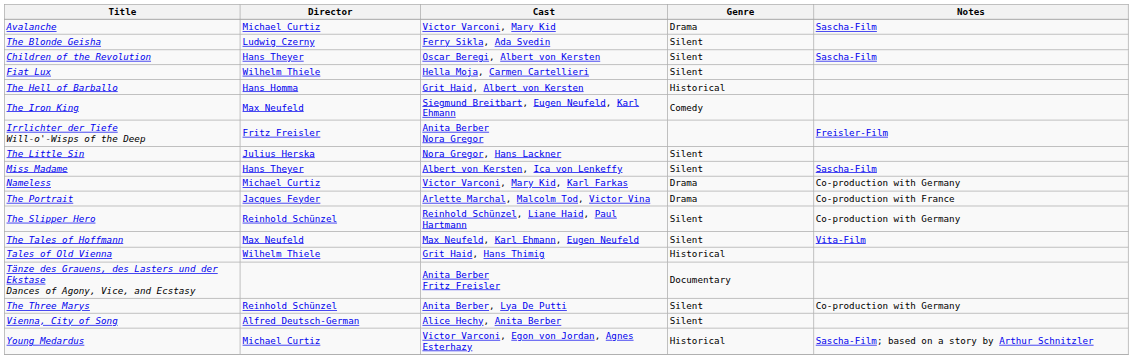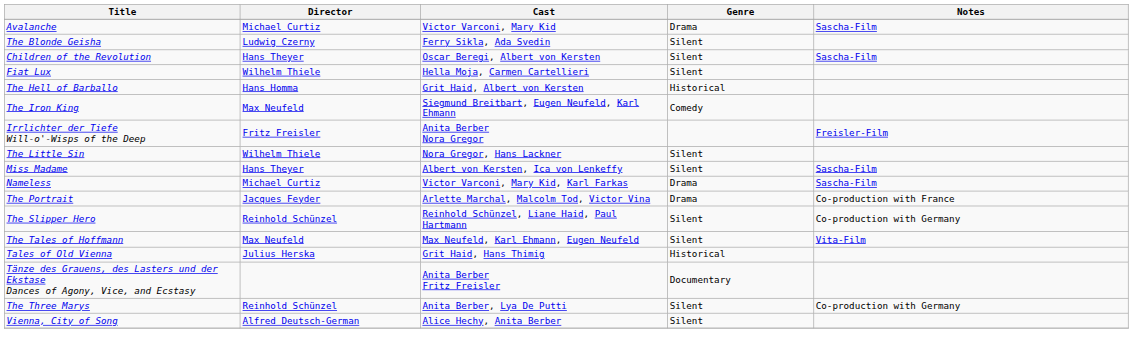(279, 154) Julius Herska -> (281, 154) Wilhelm Thiele
(888, 184) Co-production with Germany -> (846, 184) Sascha-Film
(281, 254) Wilhelm Thiele -> (279, 254) Julius Herska
- row: (45, 341)
